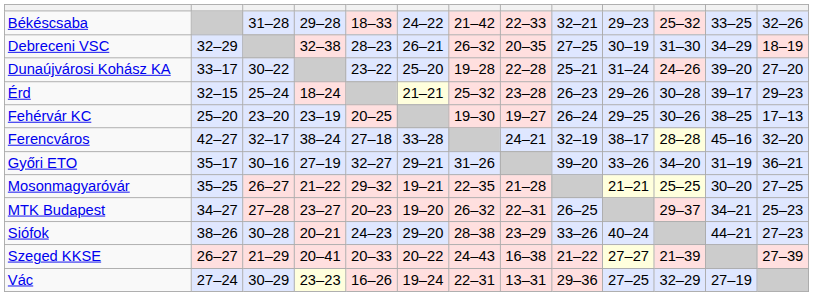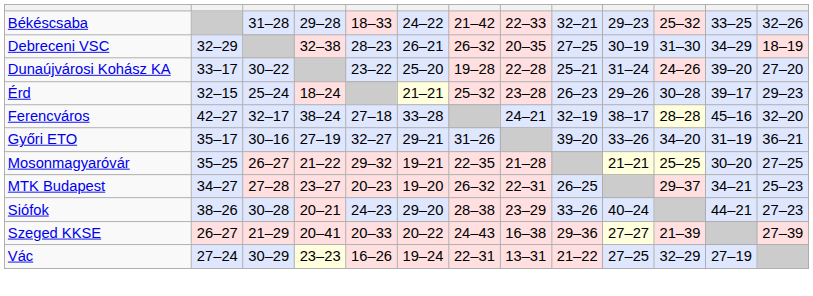- row: (50, 116)
(577, 256) 21–22 -> (577, 233) 29–36
(577, 279) 29–36 -> (577, 256) 21–22
